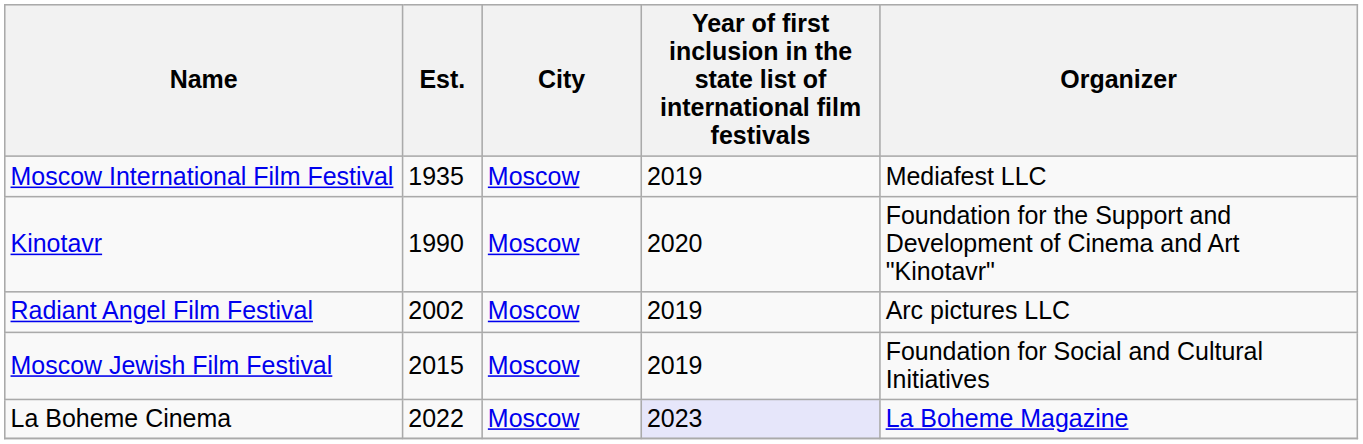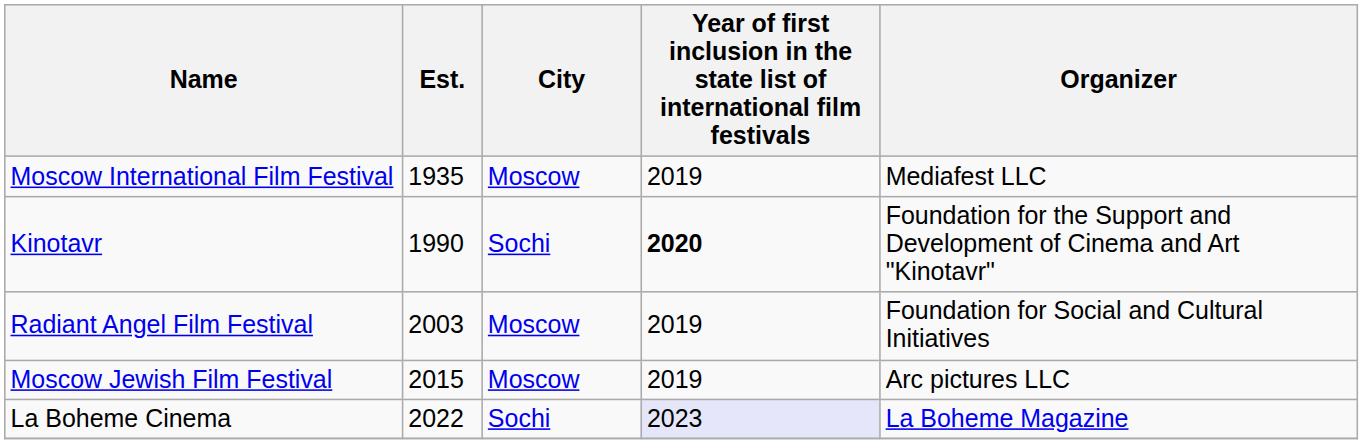(534, 243) Moscow -> (519, 243) Sochi
(675, 243) normal -> (675, 243) bold
(436, 311) 2002 -> (436, 325) 2003
(978, 311) Arc pictures LLC -> (1074, 325) Foundation for Social and Cultural Initiatives
(1074, 365) Foundation for Social and Cultural Initiatives -> (978, 379) Arc pictures LLC
(534, 418) Moscow -> (519, 418) Sochi
